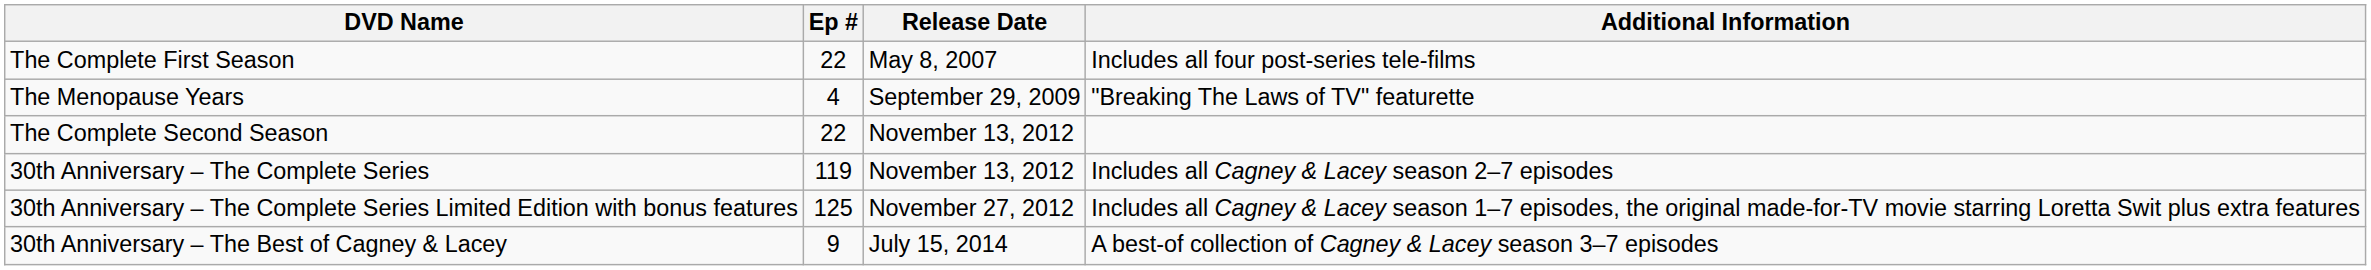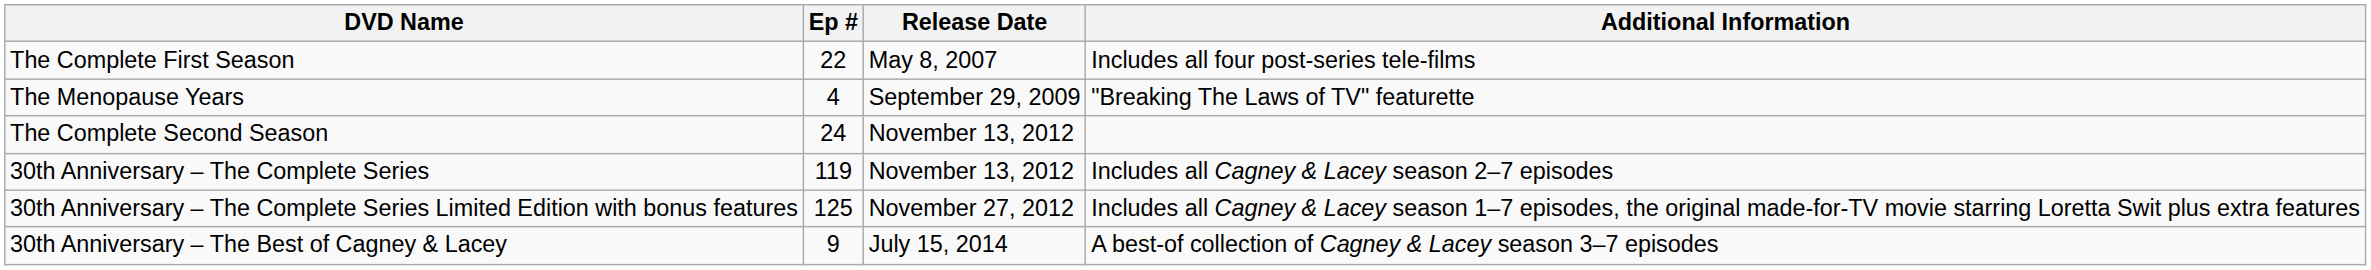(833, 134) 22 -> (833, 134) 24
